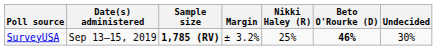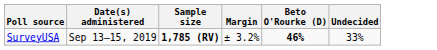- column: (287, 16)
(406, 36) 30% -> (355, 36) 33%
